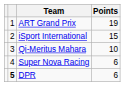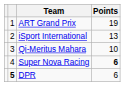(113, 36) 15 -> (113, 36) 13
(116, 62) normal -> (116, 62) bold
